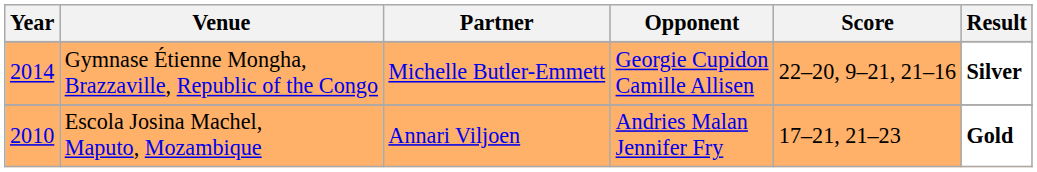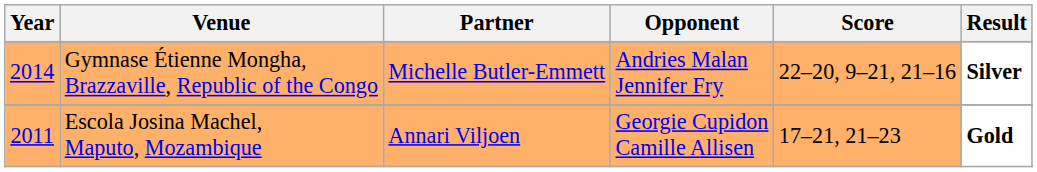(692, 72) Georgie Cupidon Camille Allisen -> (682, 72) Andries Malan Jennifer Fry
(32, 135) 2010 -> (32, 135) 2011
(682, 135) Andries Malan Jennifer Fry -> (692, 135) Georgie Cupidon Camille Allisen
